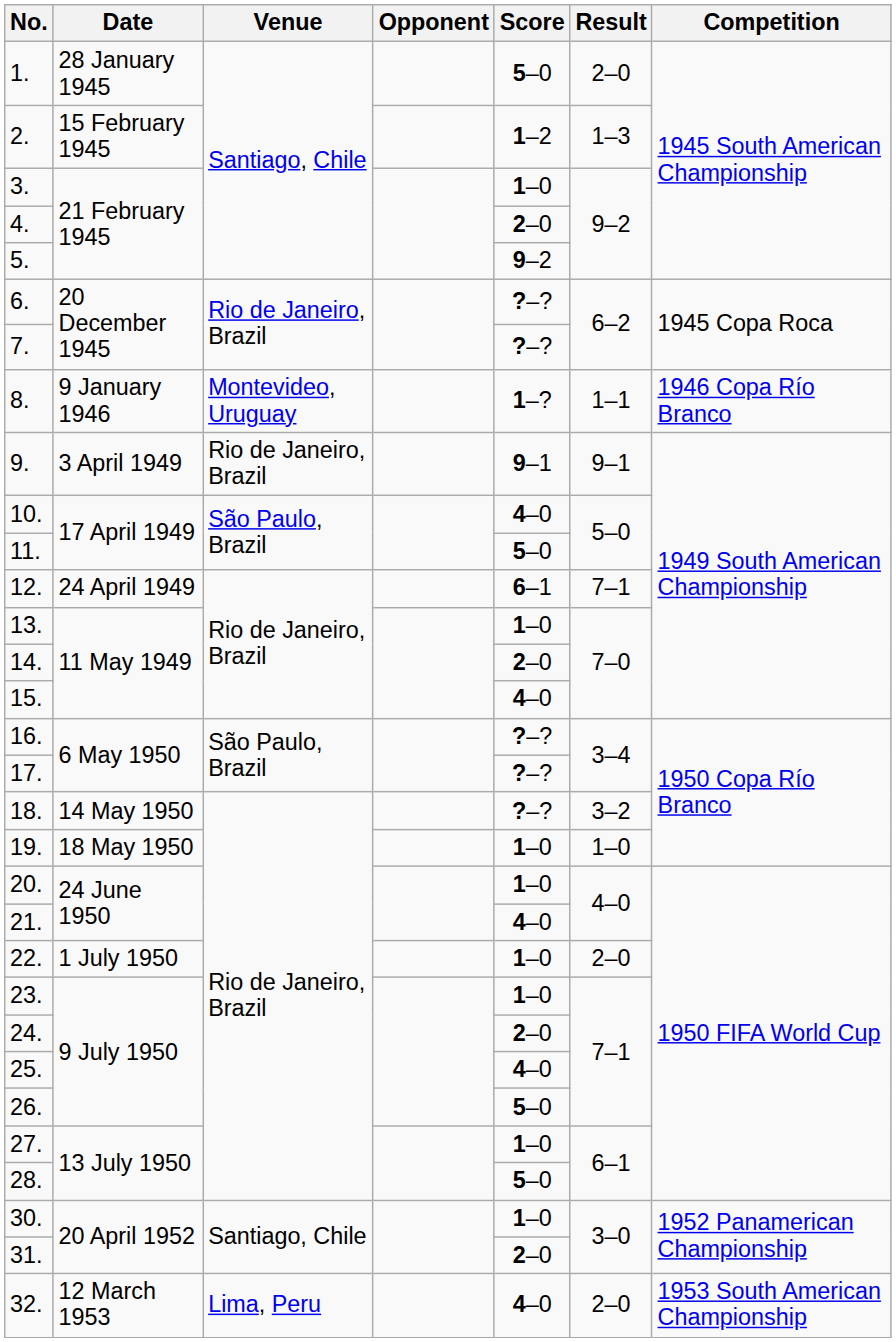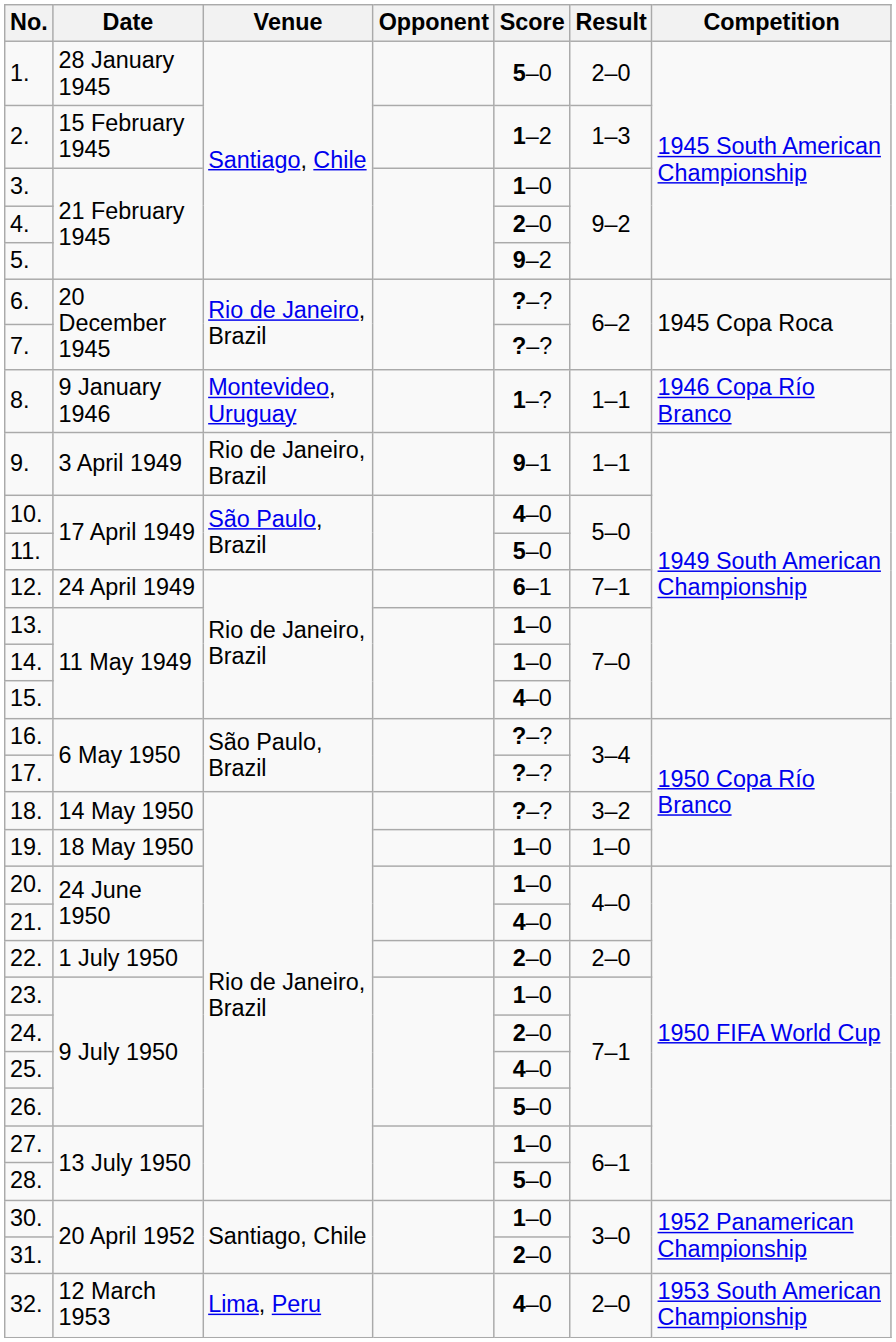(611, 463) 9–1 -> (611, 463) 1–1
(532, 662) 2–0 -> (532, 662) 1–0
(532, 958) 1–0 -> (532, 958) 2–0
